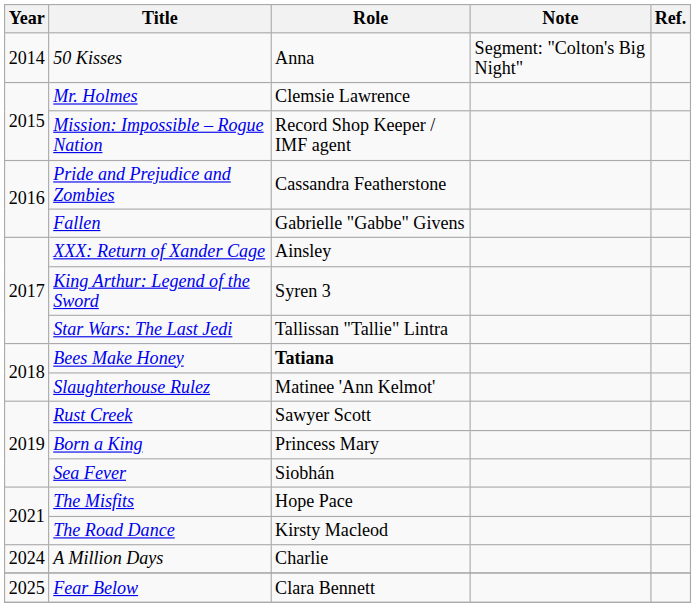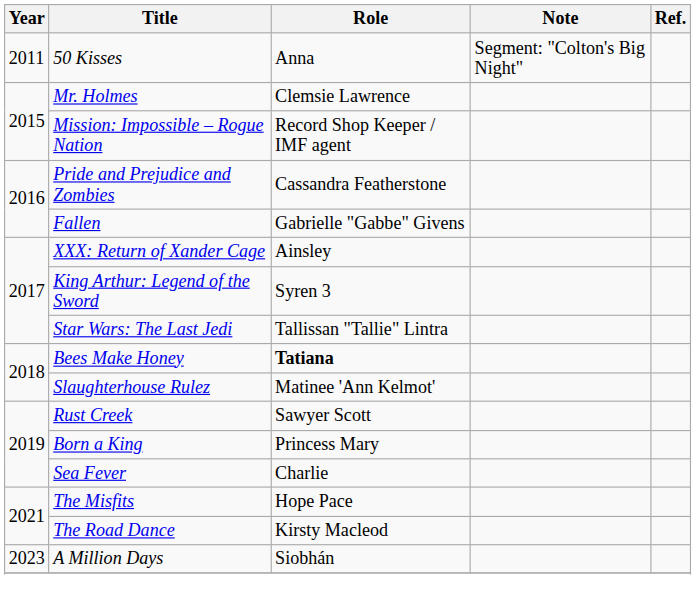(27, 57) 2014 -> (26, 57) 2011
(305, 472) Siobhán -> (302, 472) Charlie
(27, 558) 2024 -> (27, 558) 2023
(302, 558) Charlie -> (305, 558) Siobhán
- row: (96, 587)
